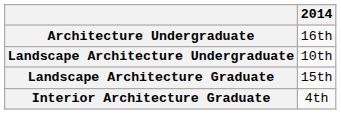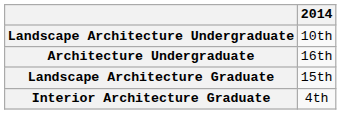rows swapped: (151, 36) <-> (151, 57)
